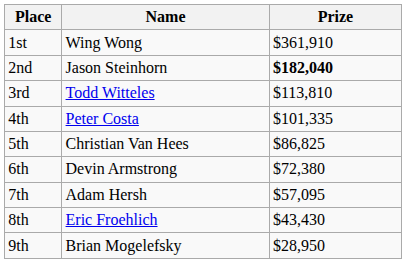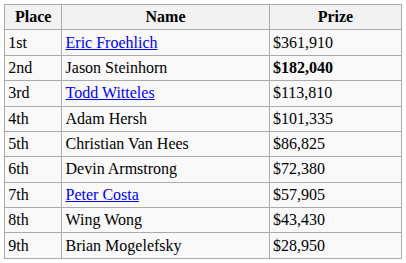(104, 42) Wing Wong -> (112, 42) Eric Froehlich
(102, 118) Peter Costa -> (106, 118) Adam Hersh
(106, 194) Adam Hersh -> (102, 194) Peter Costa
(299, 194) $57,095 -> (299, 194) $57,905
(112, 220) Eric Froehlich -> (104, 220) Wing Wong
